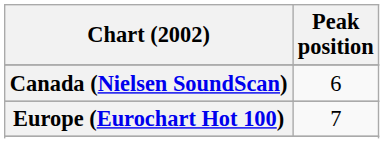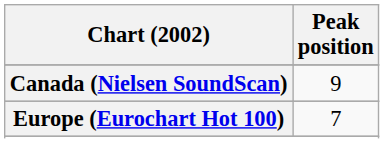(336, 82) 6 -> (336, 82) 9
